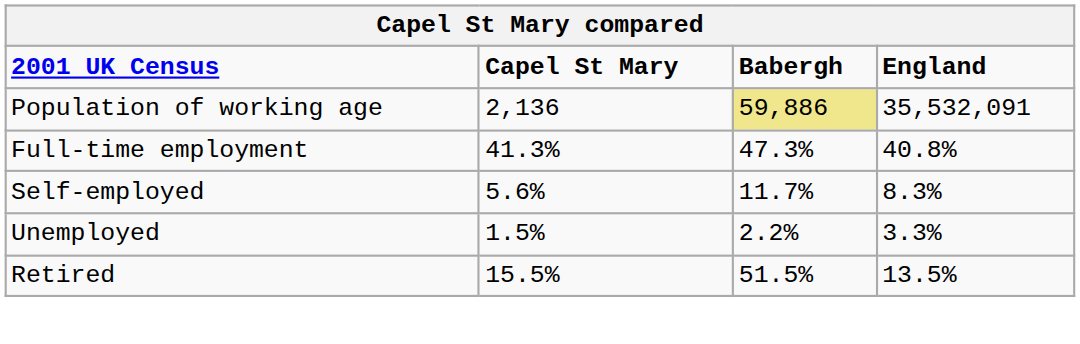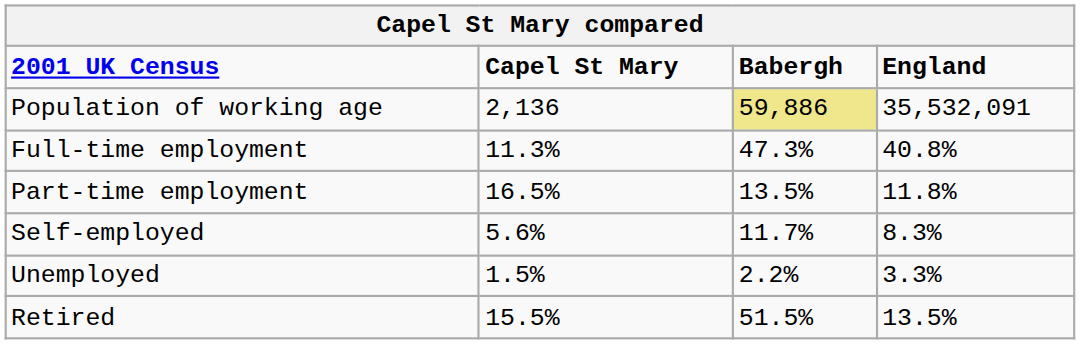(522, 151) 41.3% -> (522, 151) 11.3%
+ row: (160, 192)
